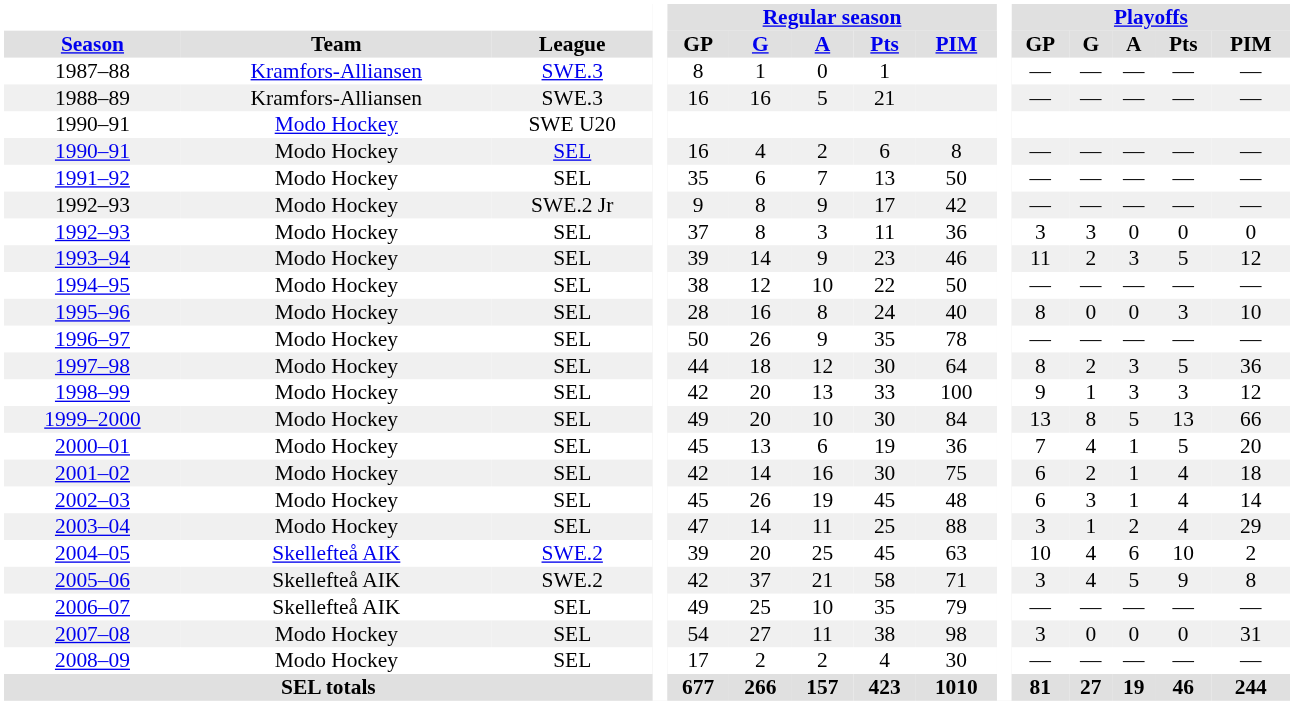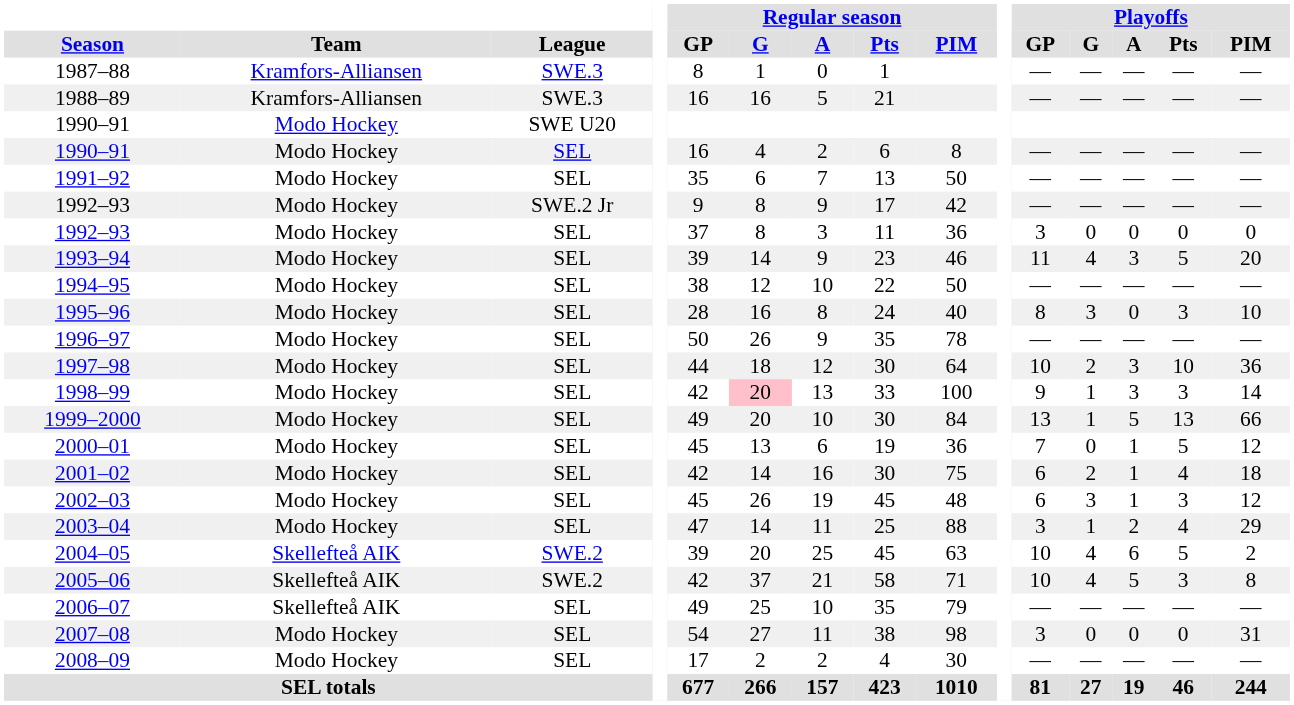(1091, 231) 3 -> (1091, 231) 0
(1091, 258) 2 -> (1091, 258) 4
(1251, 258) 12 -> (1251, 258) 20
(1091, 312) 0 -> (1091, 312) 3
(1040, 365) 8 -> (1040, 365) 10
(1183, 365) 5 -> (1183, 365) 10
(760, 392) no background -> (760, 392) pink background
(1251, 392) 12 -> (1251, 392) 14
(1091, 419) 8 -> (1091, 419) 1
(1091, 446) 4 -> (1091, 446) 0
(1251, 446) 20 -> (1251, 446) 12
(1183, 499) 4 -> (1183, 499) 3
(1251, 499) 14 -> (1251, 499) 12
(1183, 553) 10 -> (1183, 553) 5
(1040, 580) 3 -> (1040, 580) 10
(1183, 580) 9 -> (1183, 580) 3
